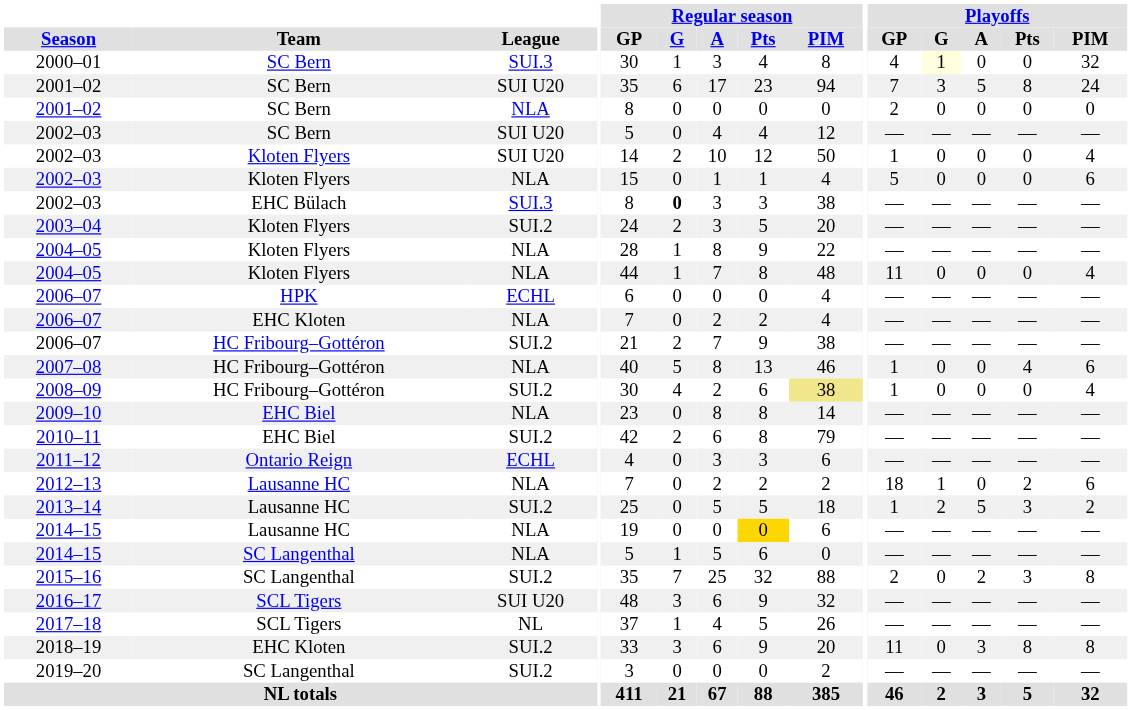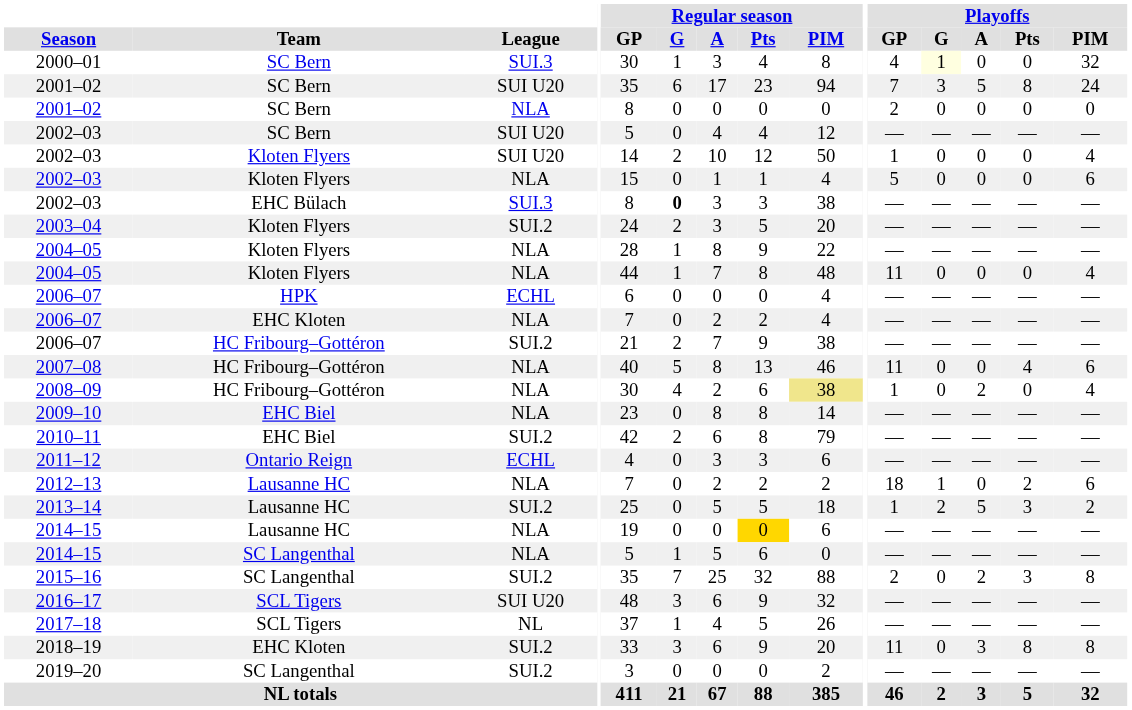(894, 366) 1 -> (894, 366) 11
(531, 390) SUI.2 -> (531, 390) NLA
(981, 390) 0 -> (981, 390) 2
